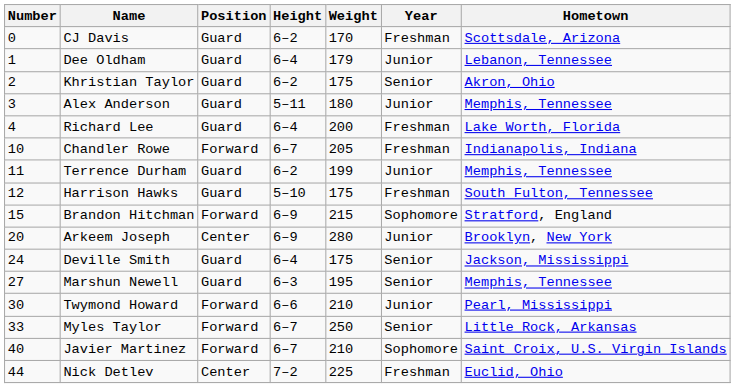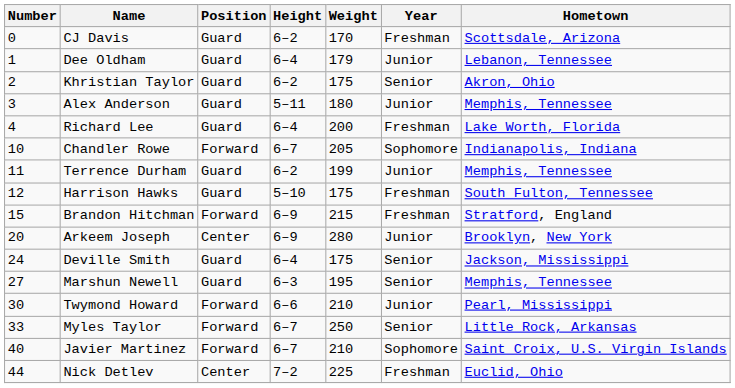(417, 149) Freshman -> (421, 149) Sophomore
(421, 216) Sophomore -> (417, 216) Freshman
